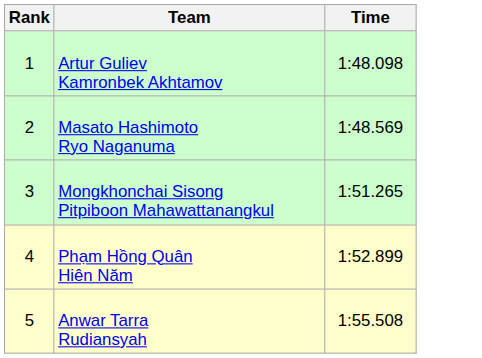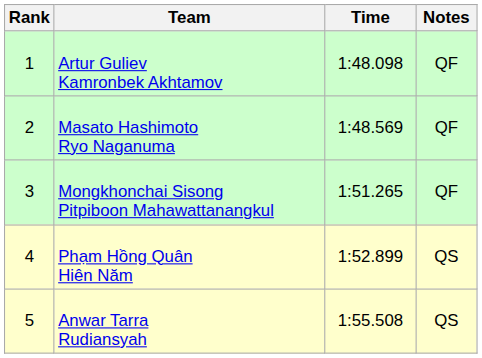+ column: (446, 17)
